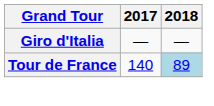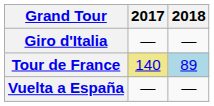(141, 64) no background -> (148, 64) khaki background
+ row: (66, 88)
